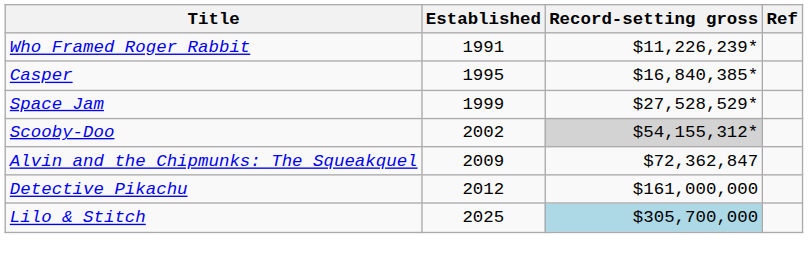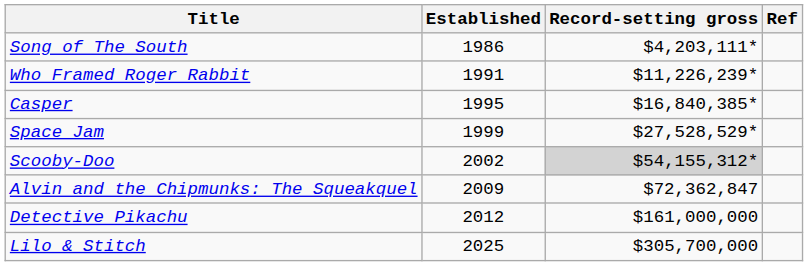+ row: (99, 47)
(695, 218) lightblue background -> (695, 246) no background
